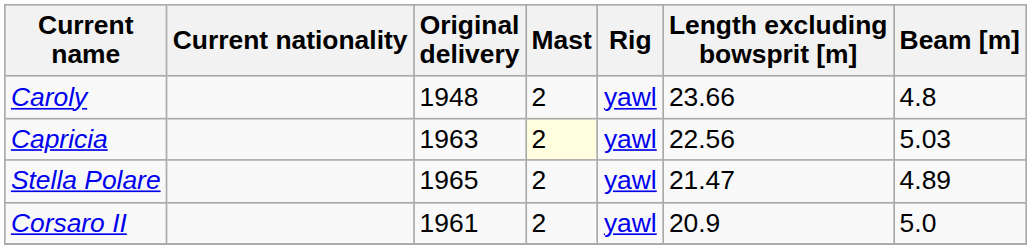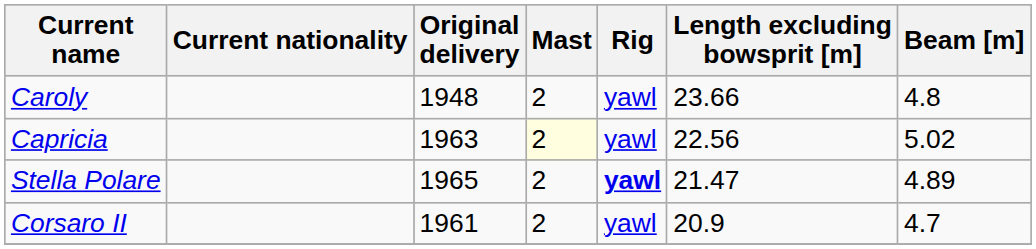(925, 138) 5.03 -> (930, 138) 5.02
(630, 180) normal -> (633, 180) bold
(918, 222) 5.0 -> (922, 222) 4.7
